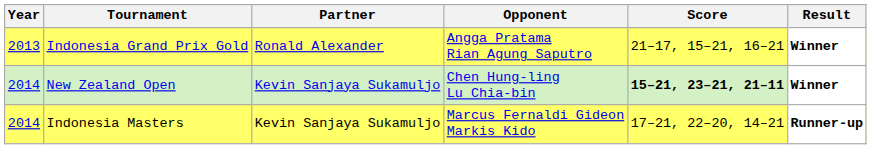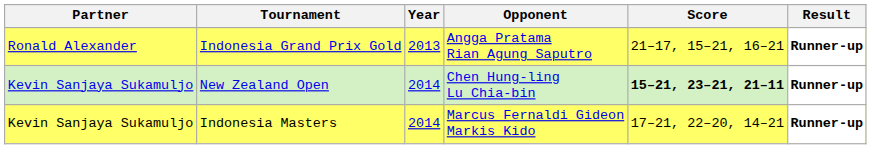columns swapped: (24, 16) <-> (348, 16)
(815, 46) Winner -> (827, 46) Runner-up
(815, 85) Winner -> (827, 85) Runner-up
